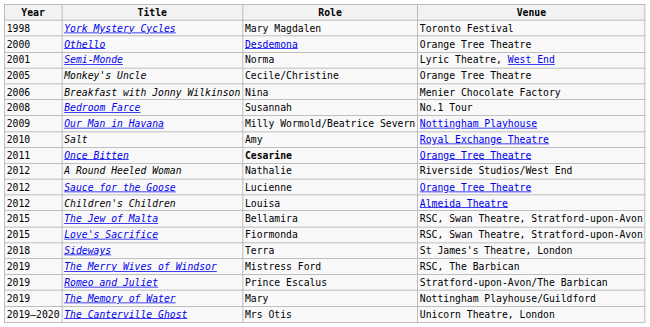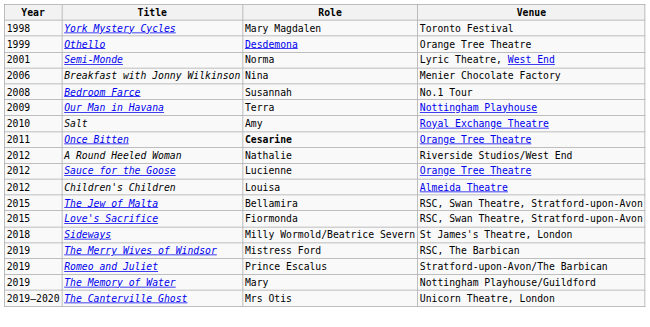(18, 44) 2000 -> (18, 44) 1999
- row: (105, 76)
(330, 124) Milly Wormold/Beatrice Severn -> (260, 108) Terra
(260, 251) Terra -> (330, 235) Milly Wormold/Beatrice Severn
